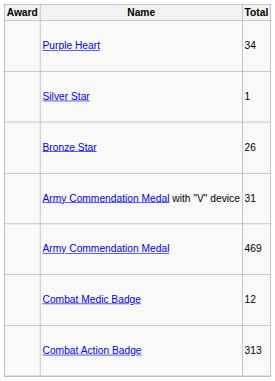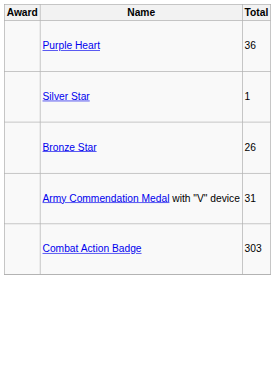(250, 46) 34 -> (250, 46) 36
- row: (106, 249)
- row: (92, 300)
(253, 350) 313 -> (253, 249) 303
